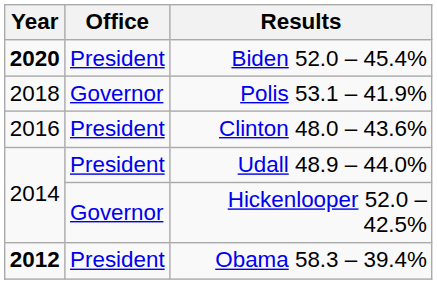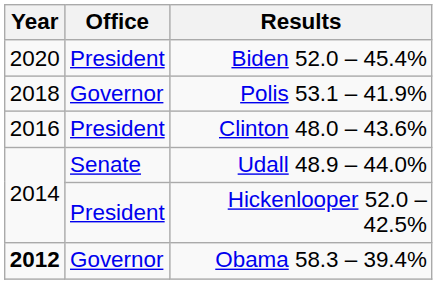(35, 57) bold -> (35, 57) normal
(117, 164) President -> (106, 164) Senate
(117, 212) Governor -> (117, 212) President
(117, 260) President -> (117, 260) Governor
